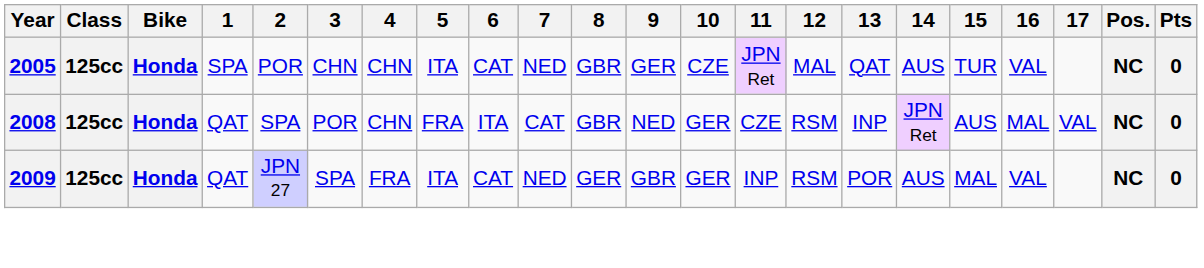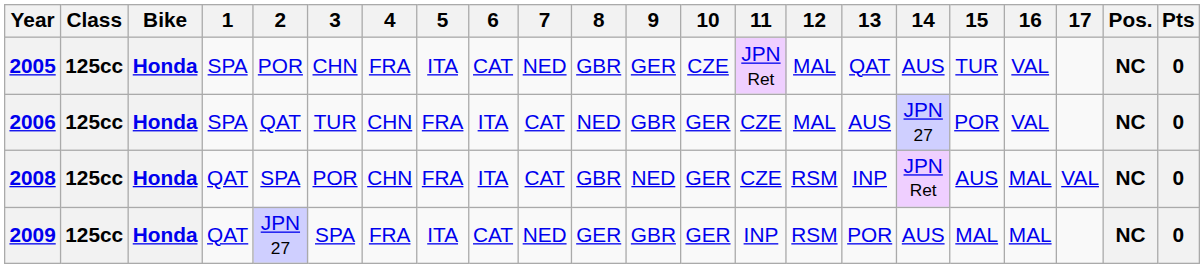(390, 65) CHN -> (390, 65) FRA
+ row: (33, 122)
(1028, 178) VAL -> (1030, 234) MAL
